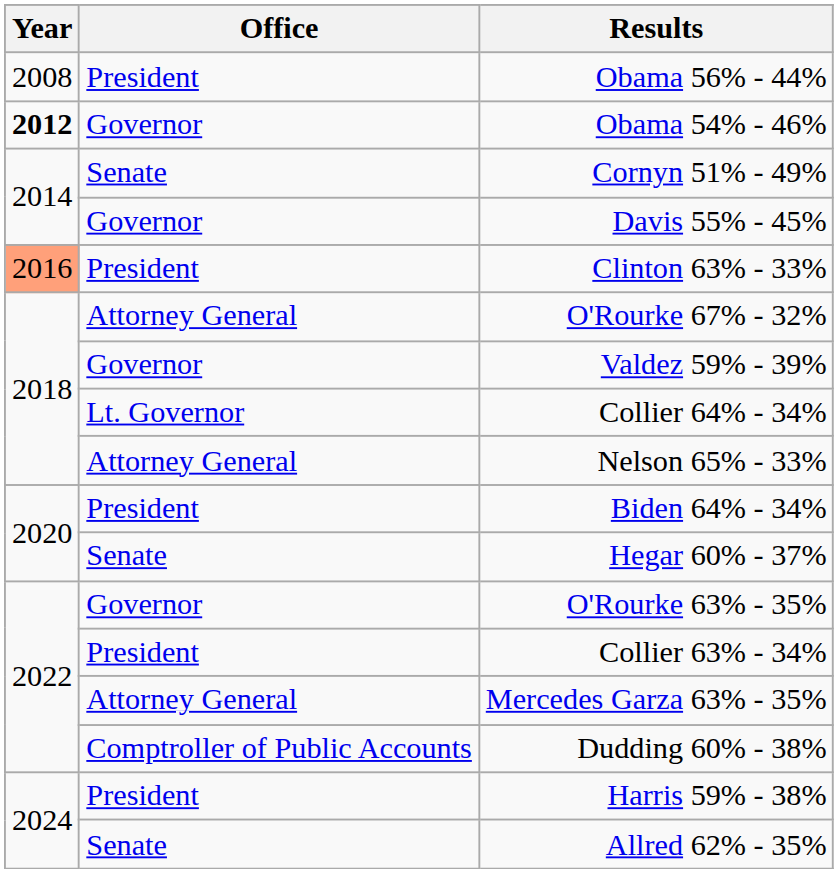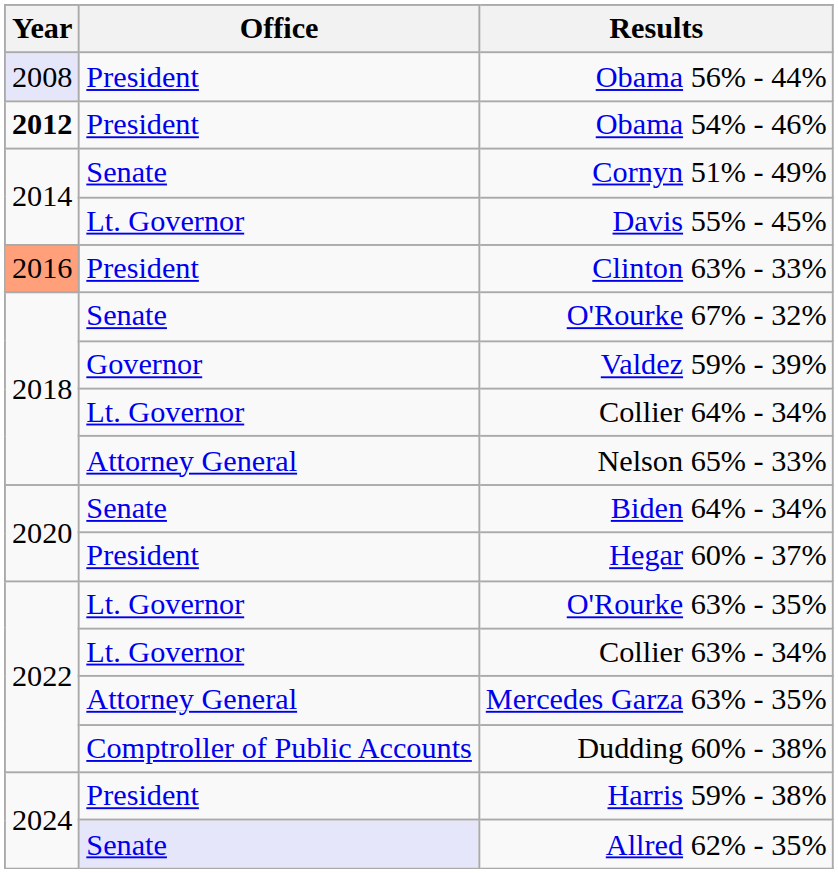(42, 76) no background -> (42, 76) lavender background
(144, 124) Governor -> (143, 124) President
(144, 220) Governor -> (165, 220) Lt. Governor
(192, 316) Attorney General -> (127, 316) Senate
(143, 508) President -> (127, 508) Senate
(127, 556) Senate -> (143, 556) President
(144, 603) Governor -> (165, 603) Lt. Governor
(143, 651) President -> (165, 651) Lt. Governor
(127, 843) no background -> (127, 843) lavender background
